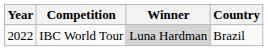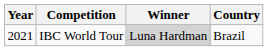(20, 35) 2022 -> (20, 35) 2021
